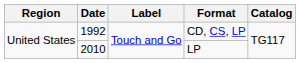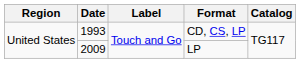(93, 31) 1992 -> (93, 31) 1993
(93, 49) 2010 -> (93, 49) 2009
